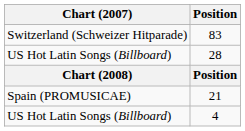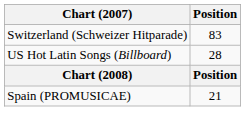- row: (215, 116)
